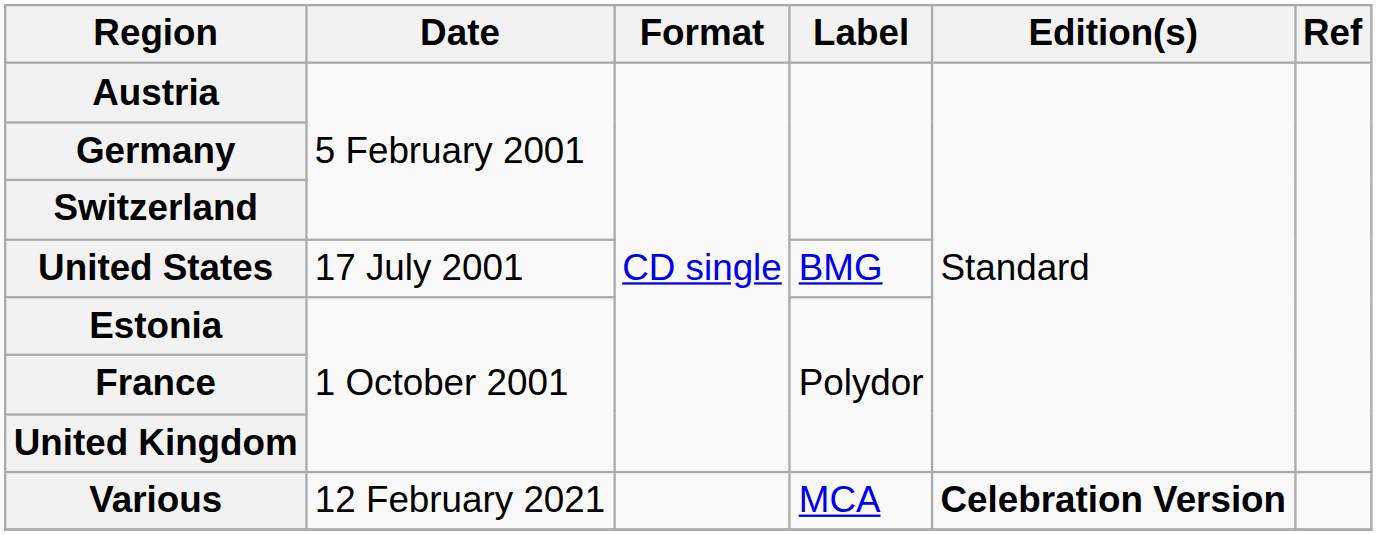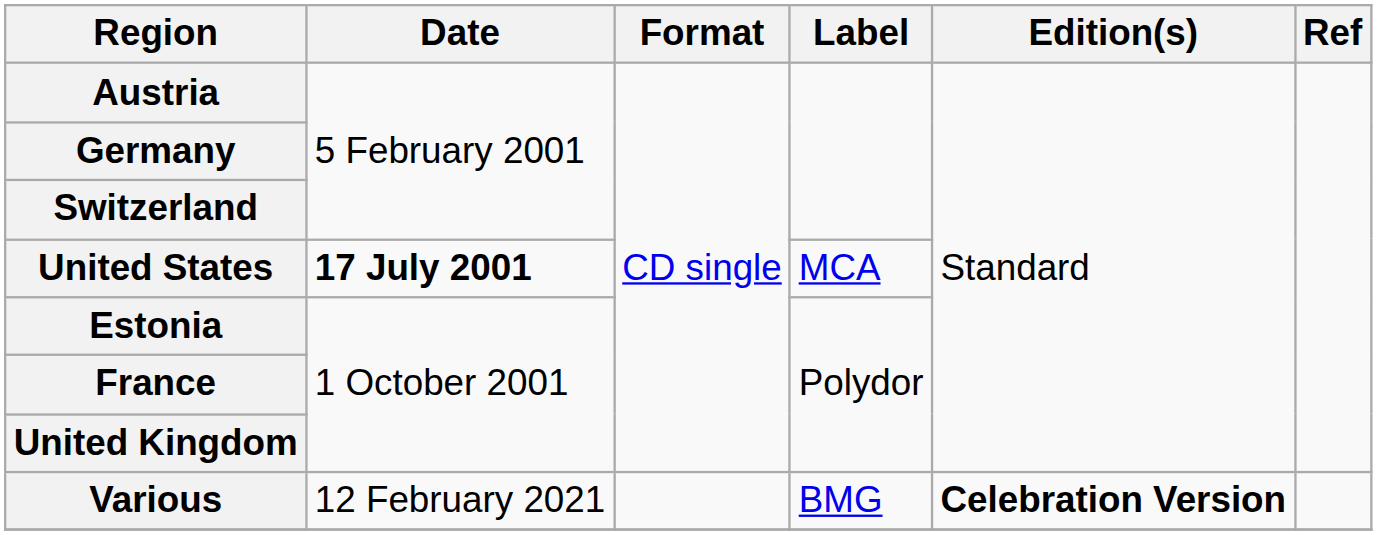(419, 267) normal -> (423, 267) bold
(841, 267) BMG -> (840, 267) MCA
(840, 500) MCA -> (841, 500) BMG
